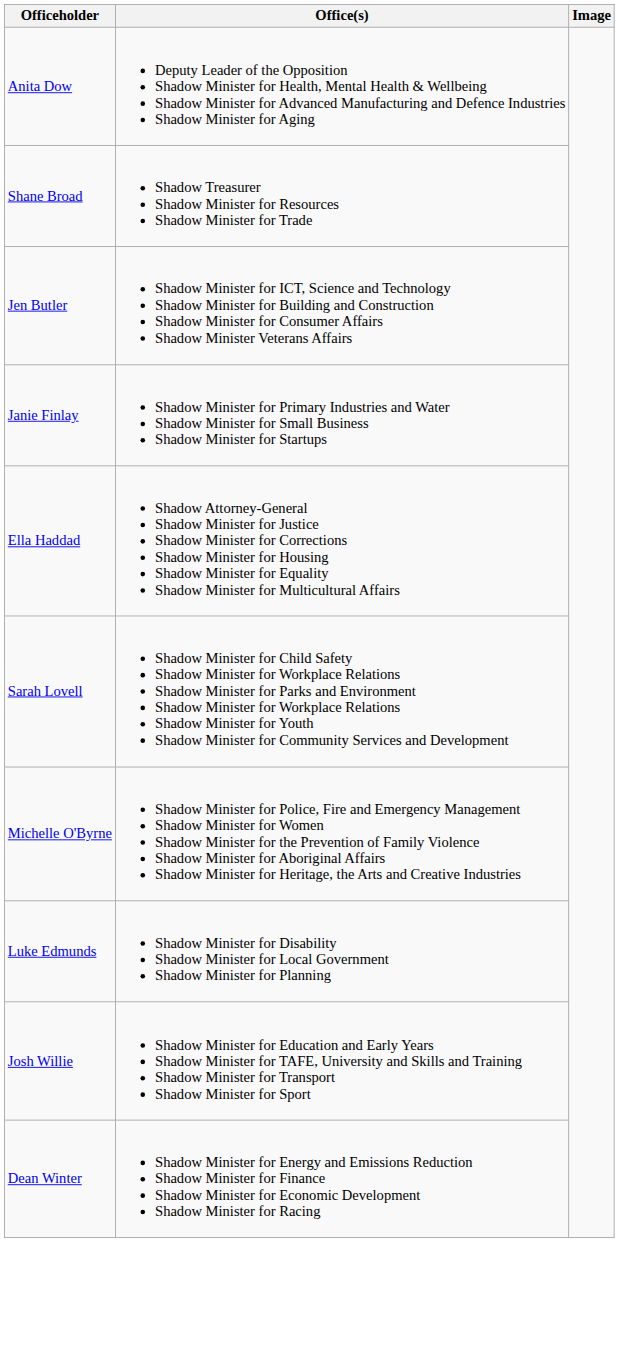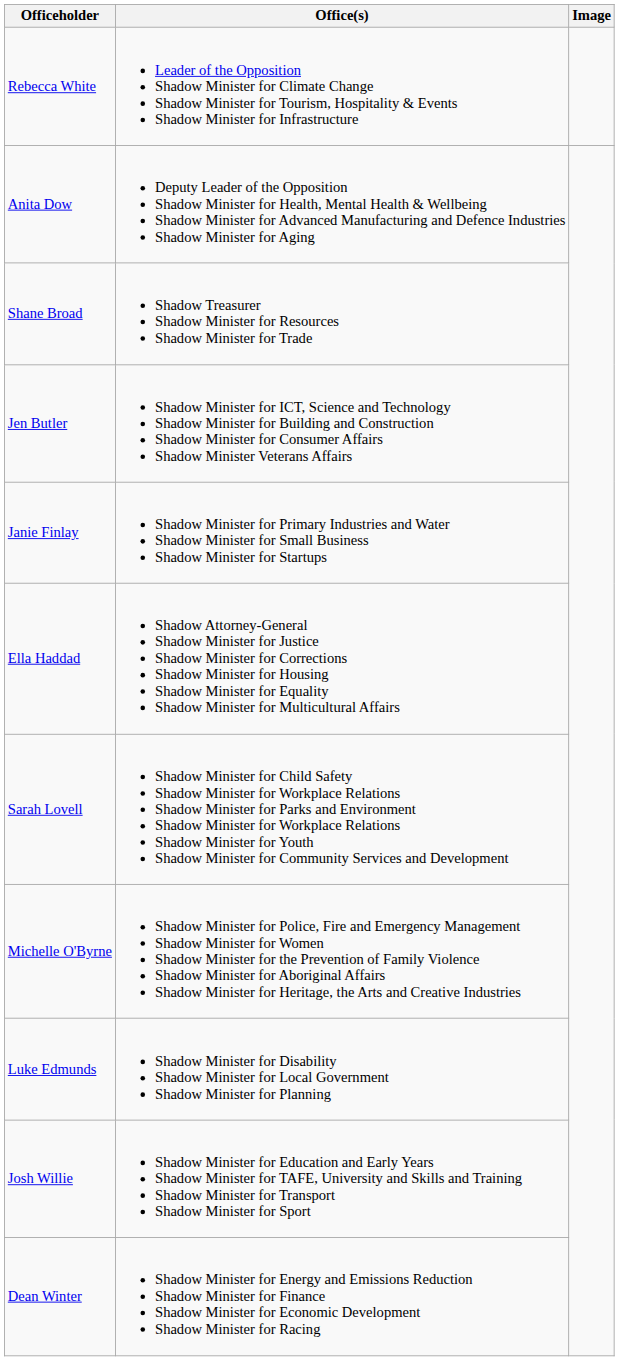+ row: (52, 86)
